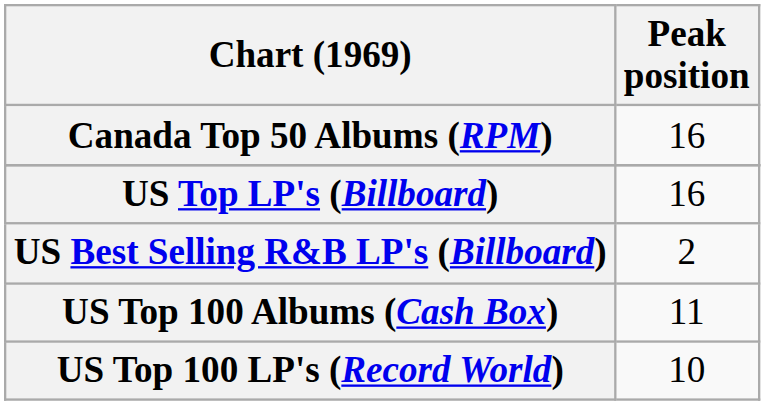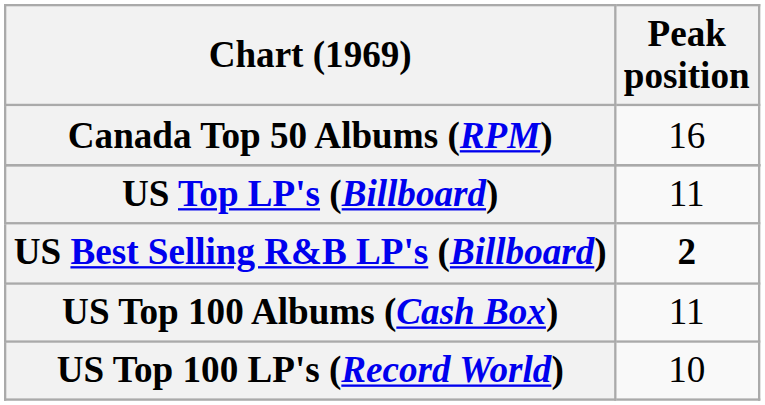(687, 193) 16 -> (687, 193) 11
(687, 252) normal -> (687, 252) bold
